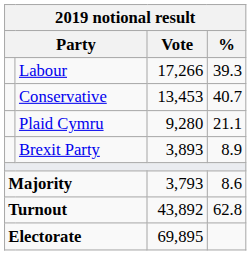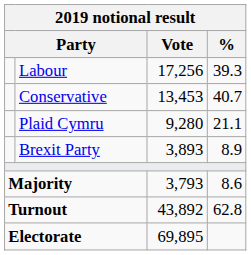(180, 70) 17,266 -> (180, 70) 17,256
